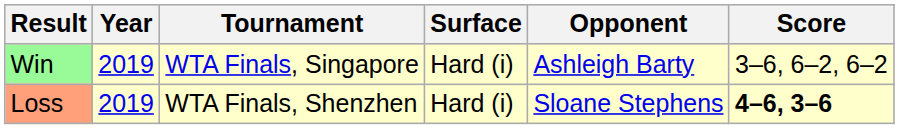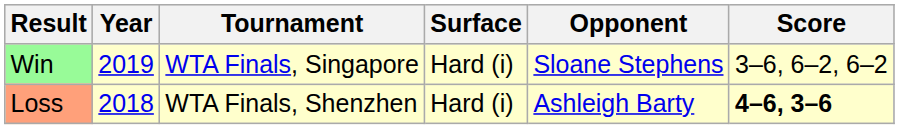(614, 63) Ashleigh Barty -> (628, 63) Sloane Stephens
(126, 103) 2019 -> (126, 103) 2018
(628, 103) Sloane Stephens -> (614, 103) Ashleigh Barty
